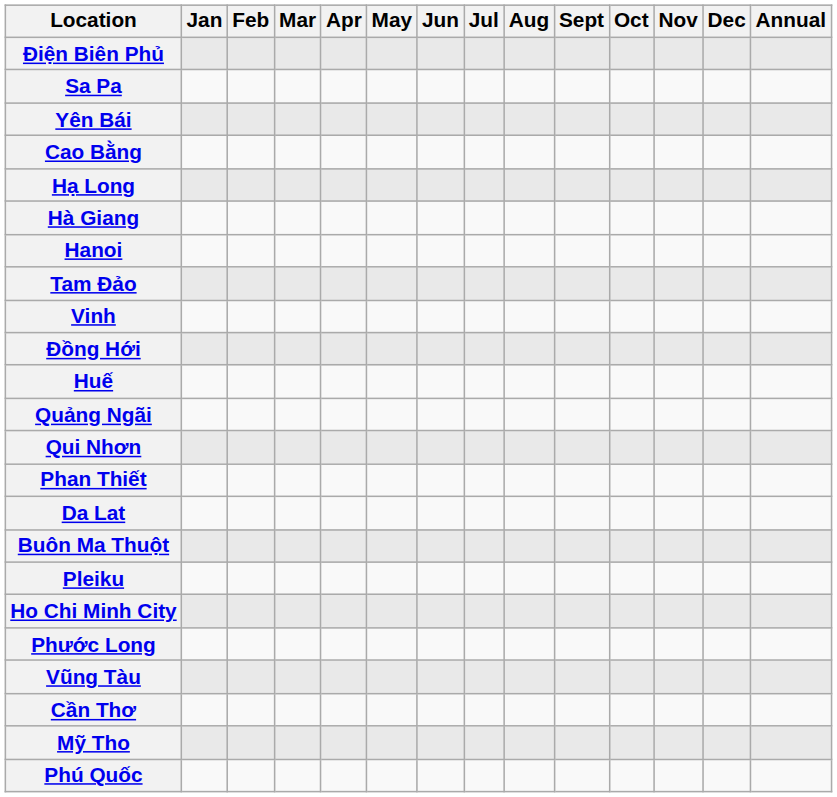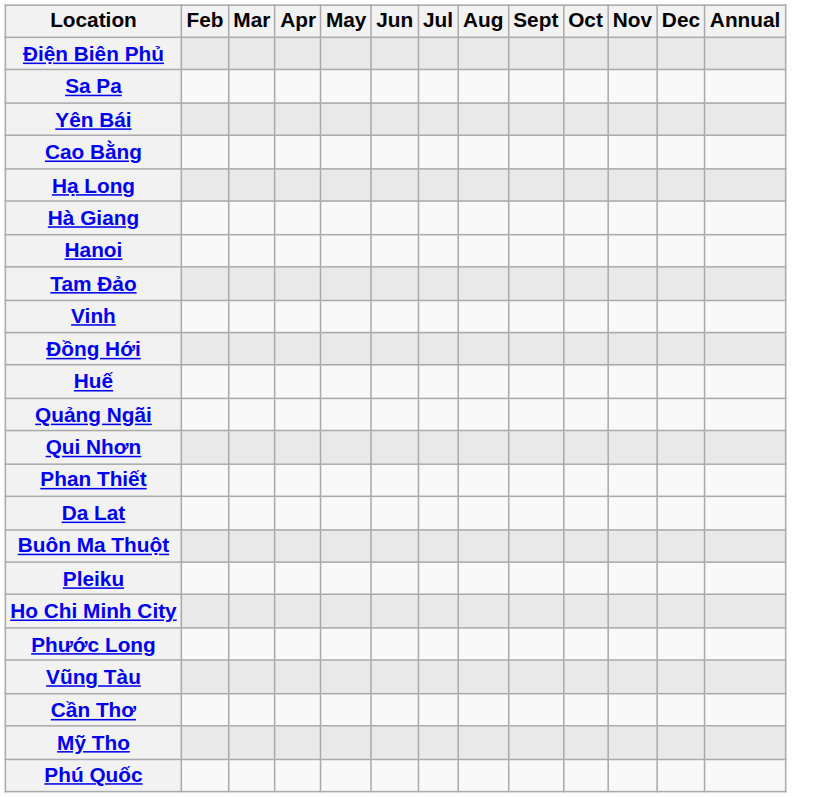- column: (204, 21)
